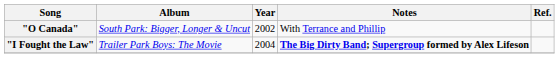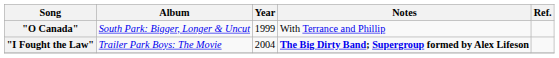(265, 28) 2002 -> (265, 28) 1999
